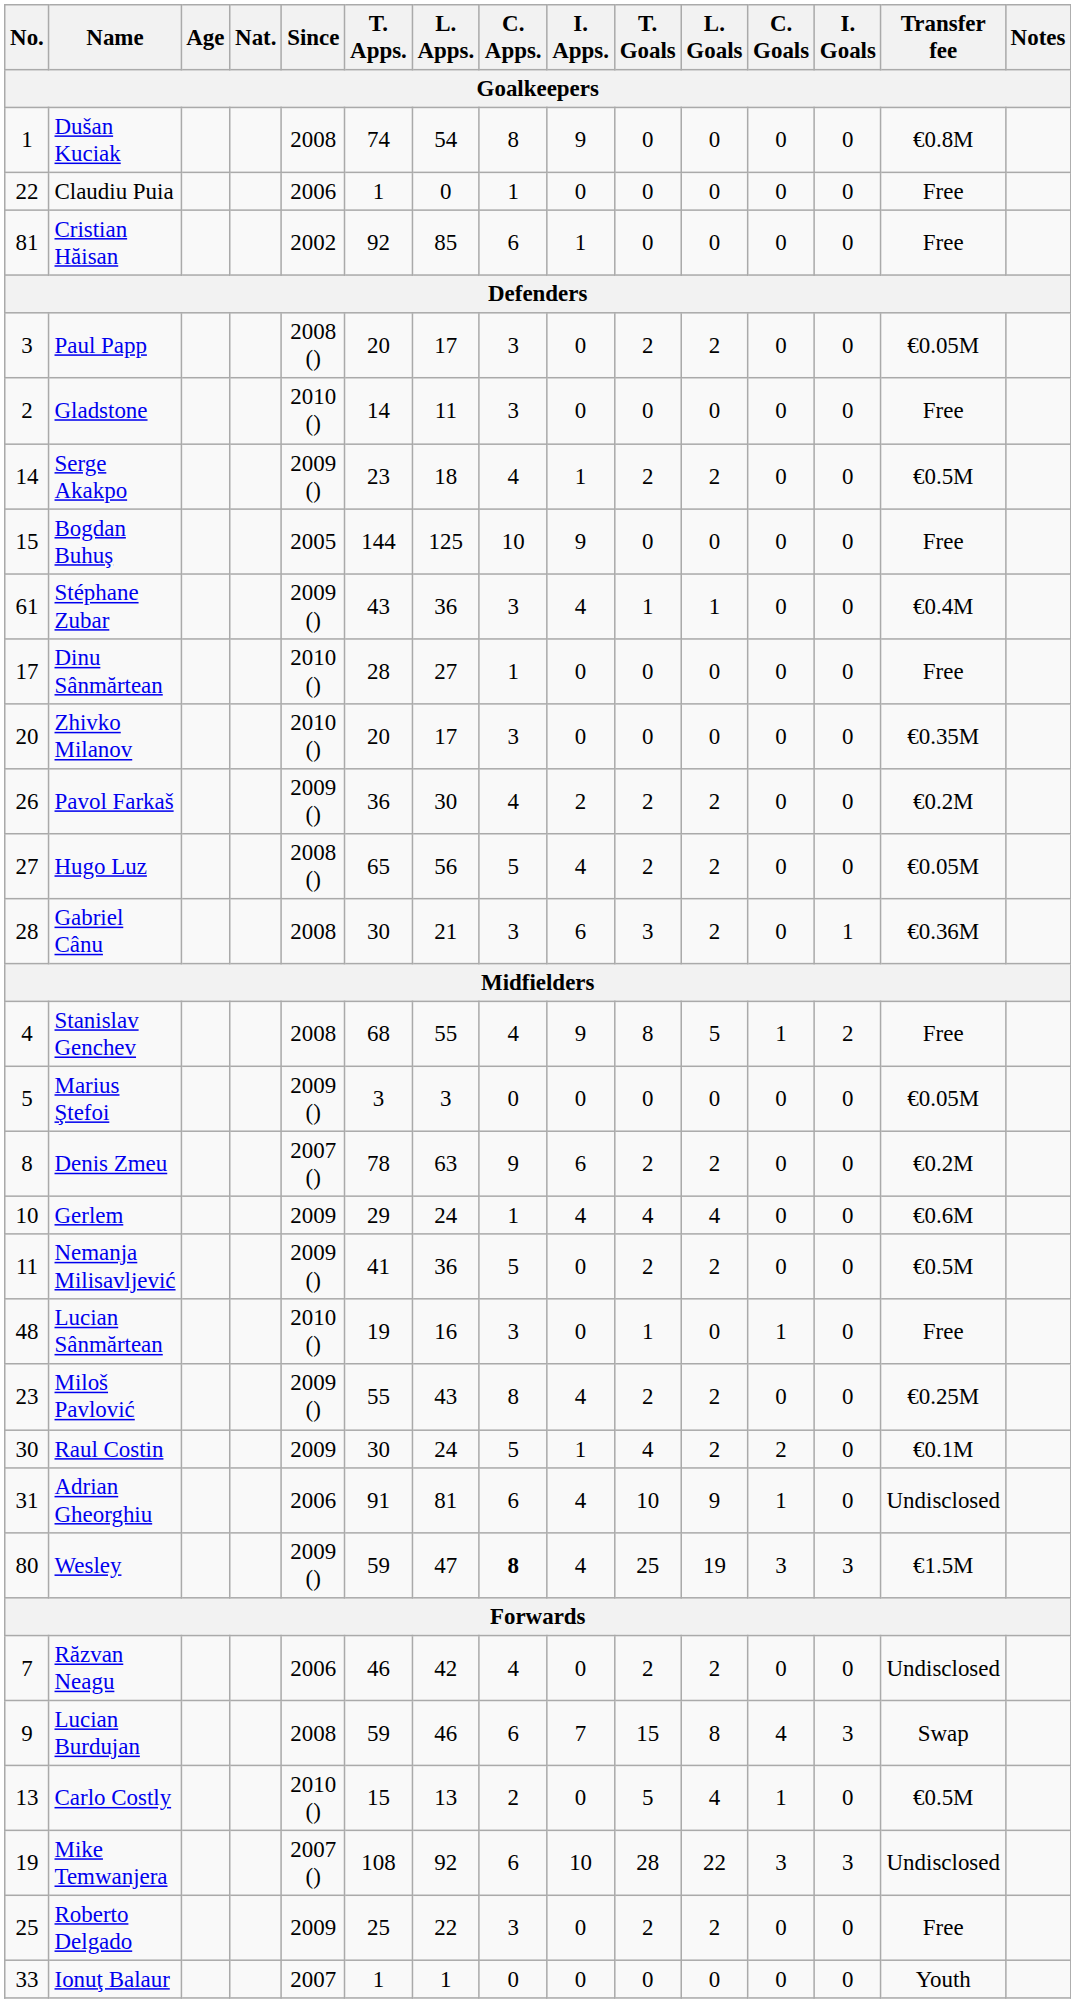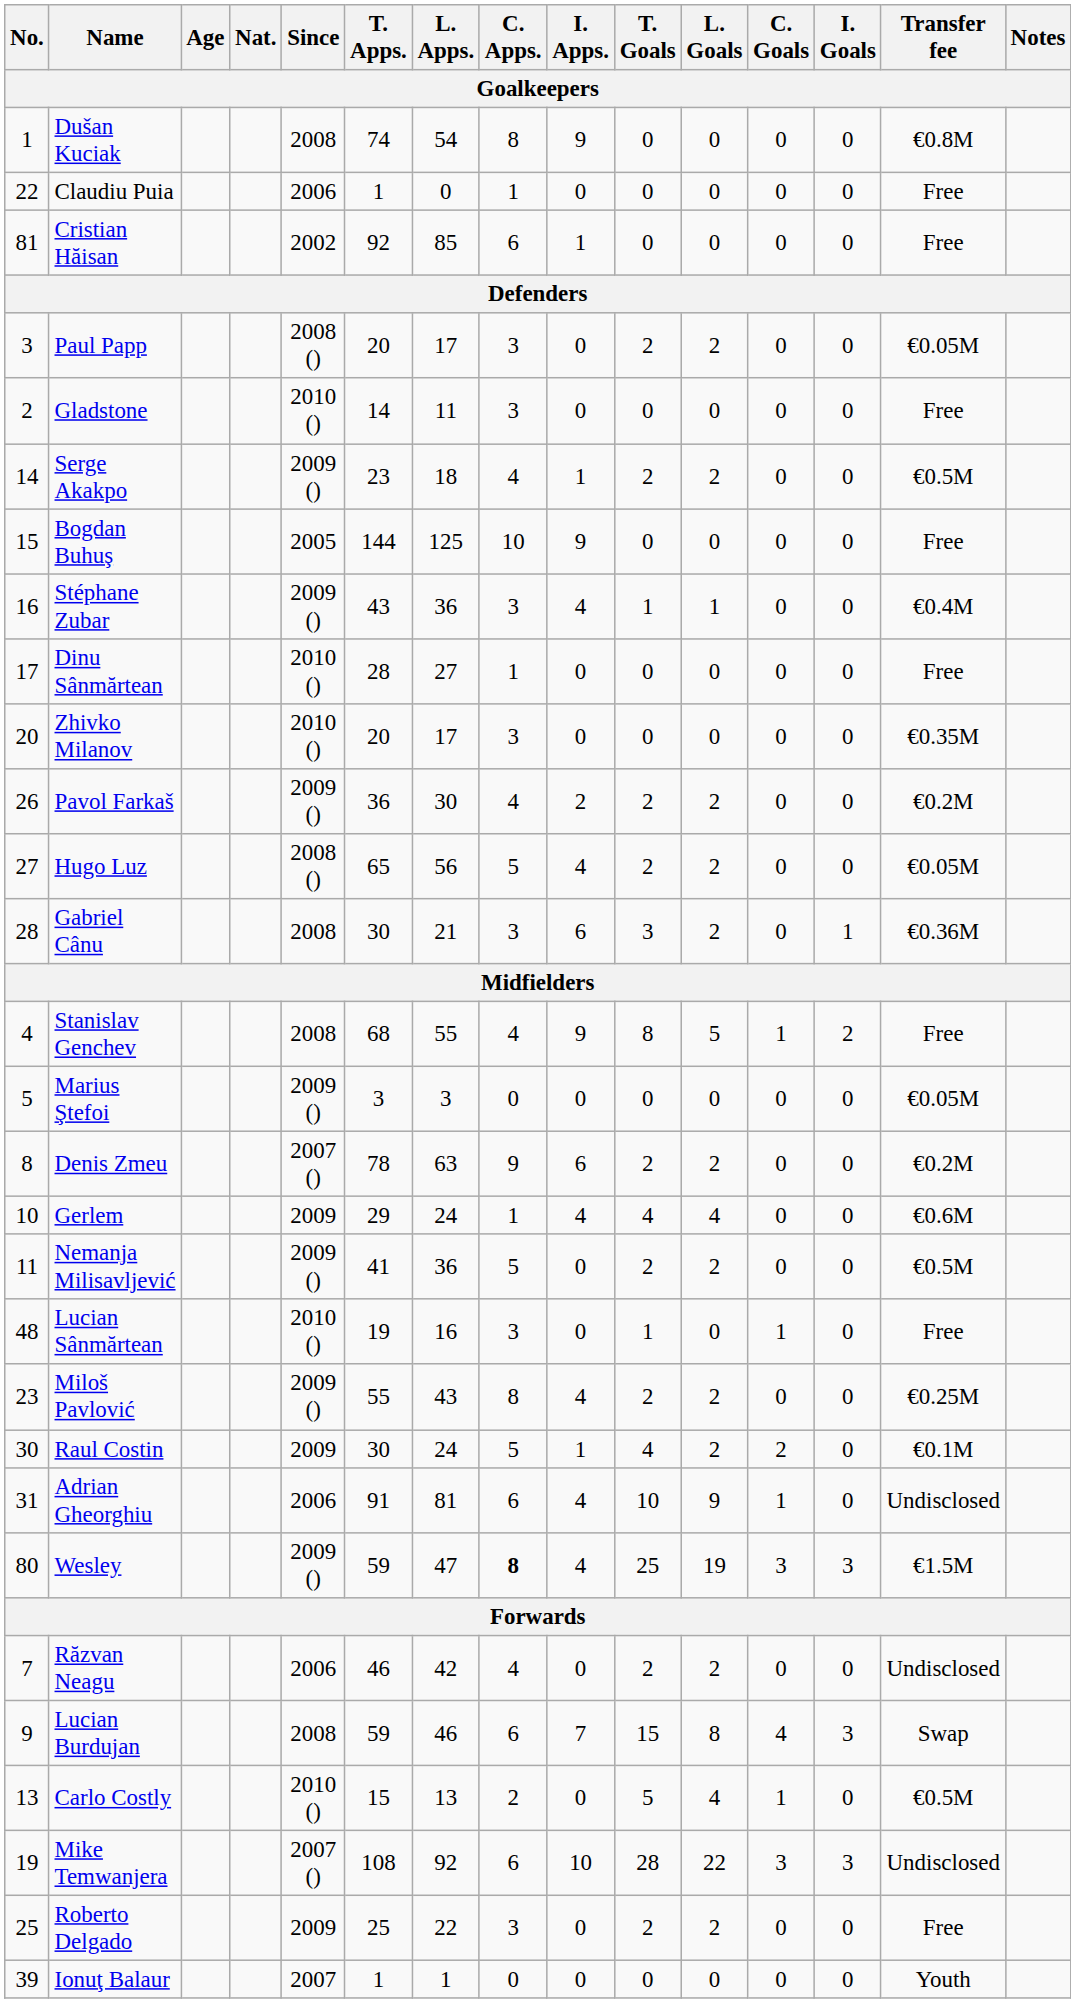(27, 605) 61 -> (27, 605) 16
(27, 1979) 33 -> (27, 1979) 39
